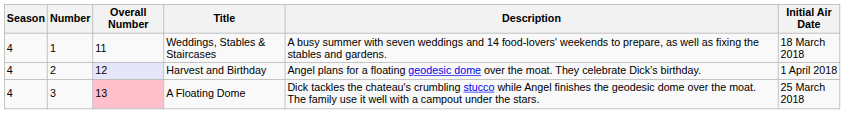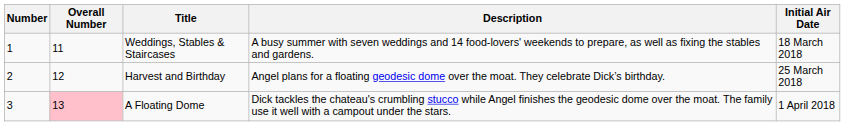- column: (26, 19)
(101, 71) lavender background -> (58, 77) no background
(809, 71) 1 April 2018 -> (801, 77) 25 March 2018
(803, 94) 25 March 2018 -> (807, 106) 1 April 2018
